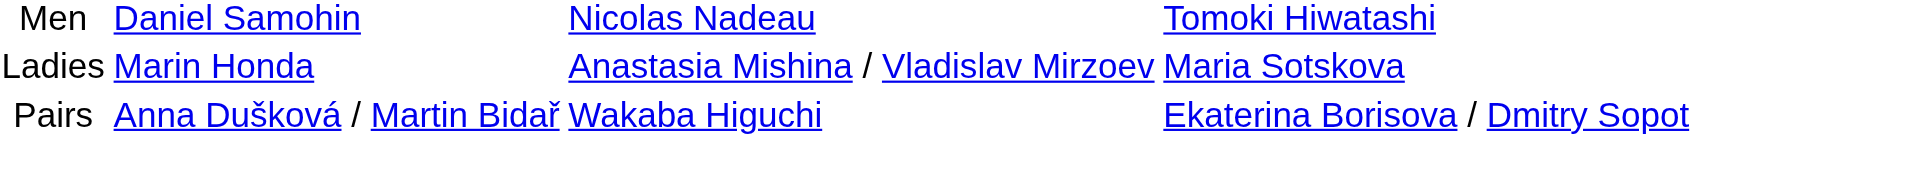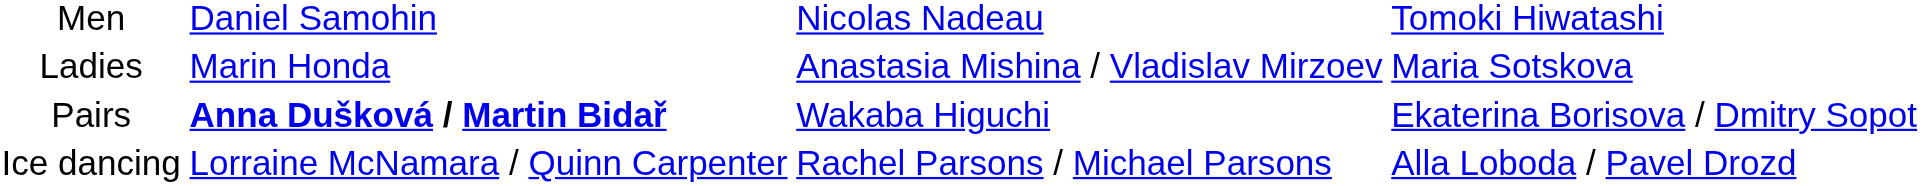(337, 115) normal -> (428, 115) bold
+ row: (91, 163)
